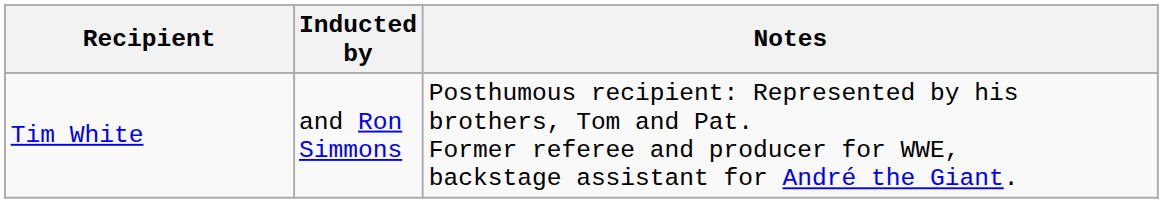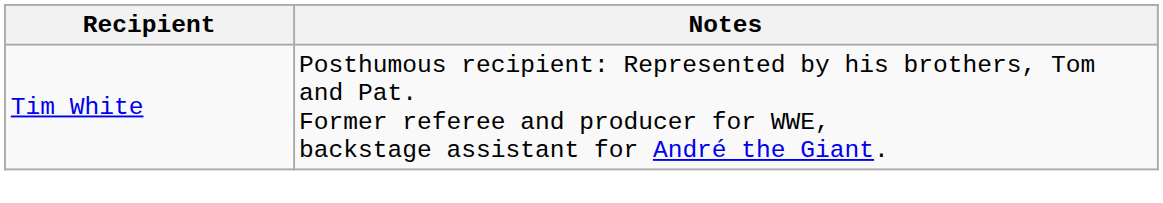- column: (358, 39)
